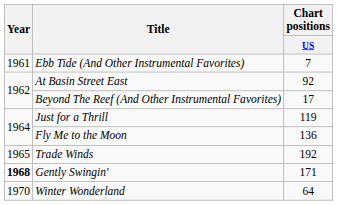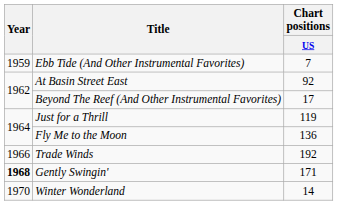(19, 63) 1961 -> (19, 63) 1959
(19, 154) 1965 -> (19, 154) 1966
(308, 191) 64 -> (308, 191) 14
